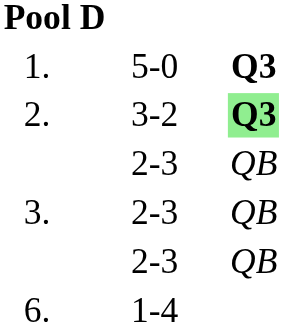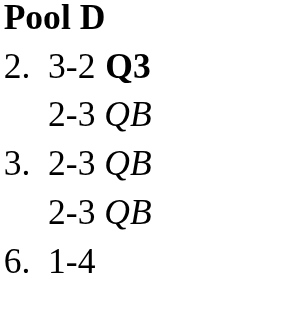- row: (37, 65)
(254, 114) lightgreen background -> (128, 65) no background
